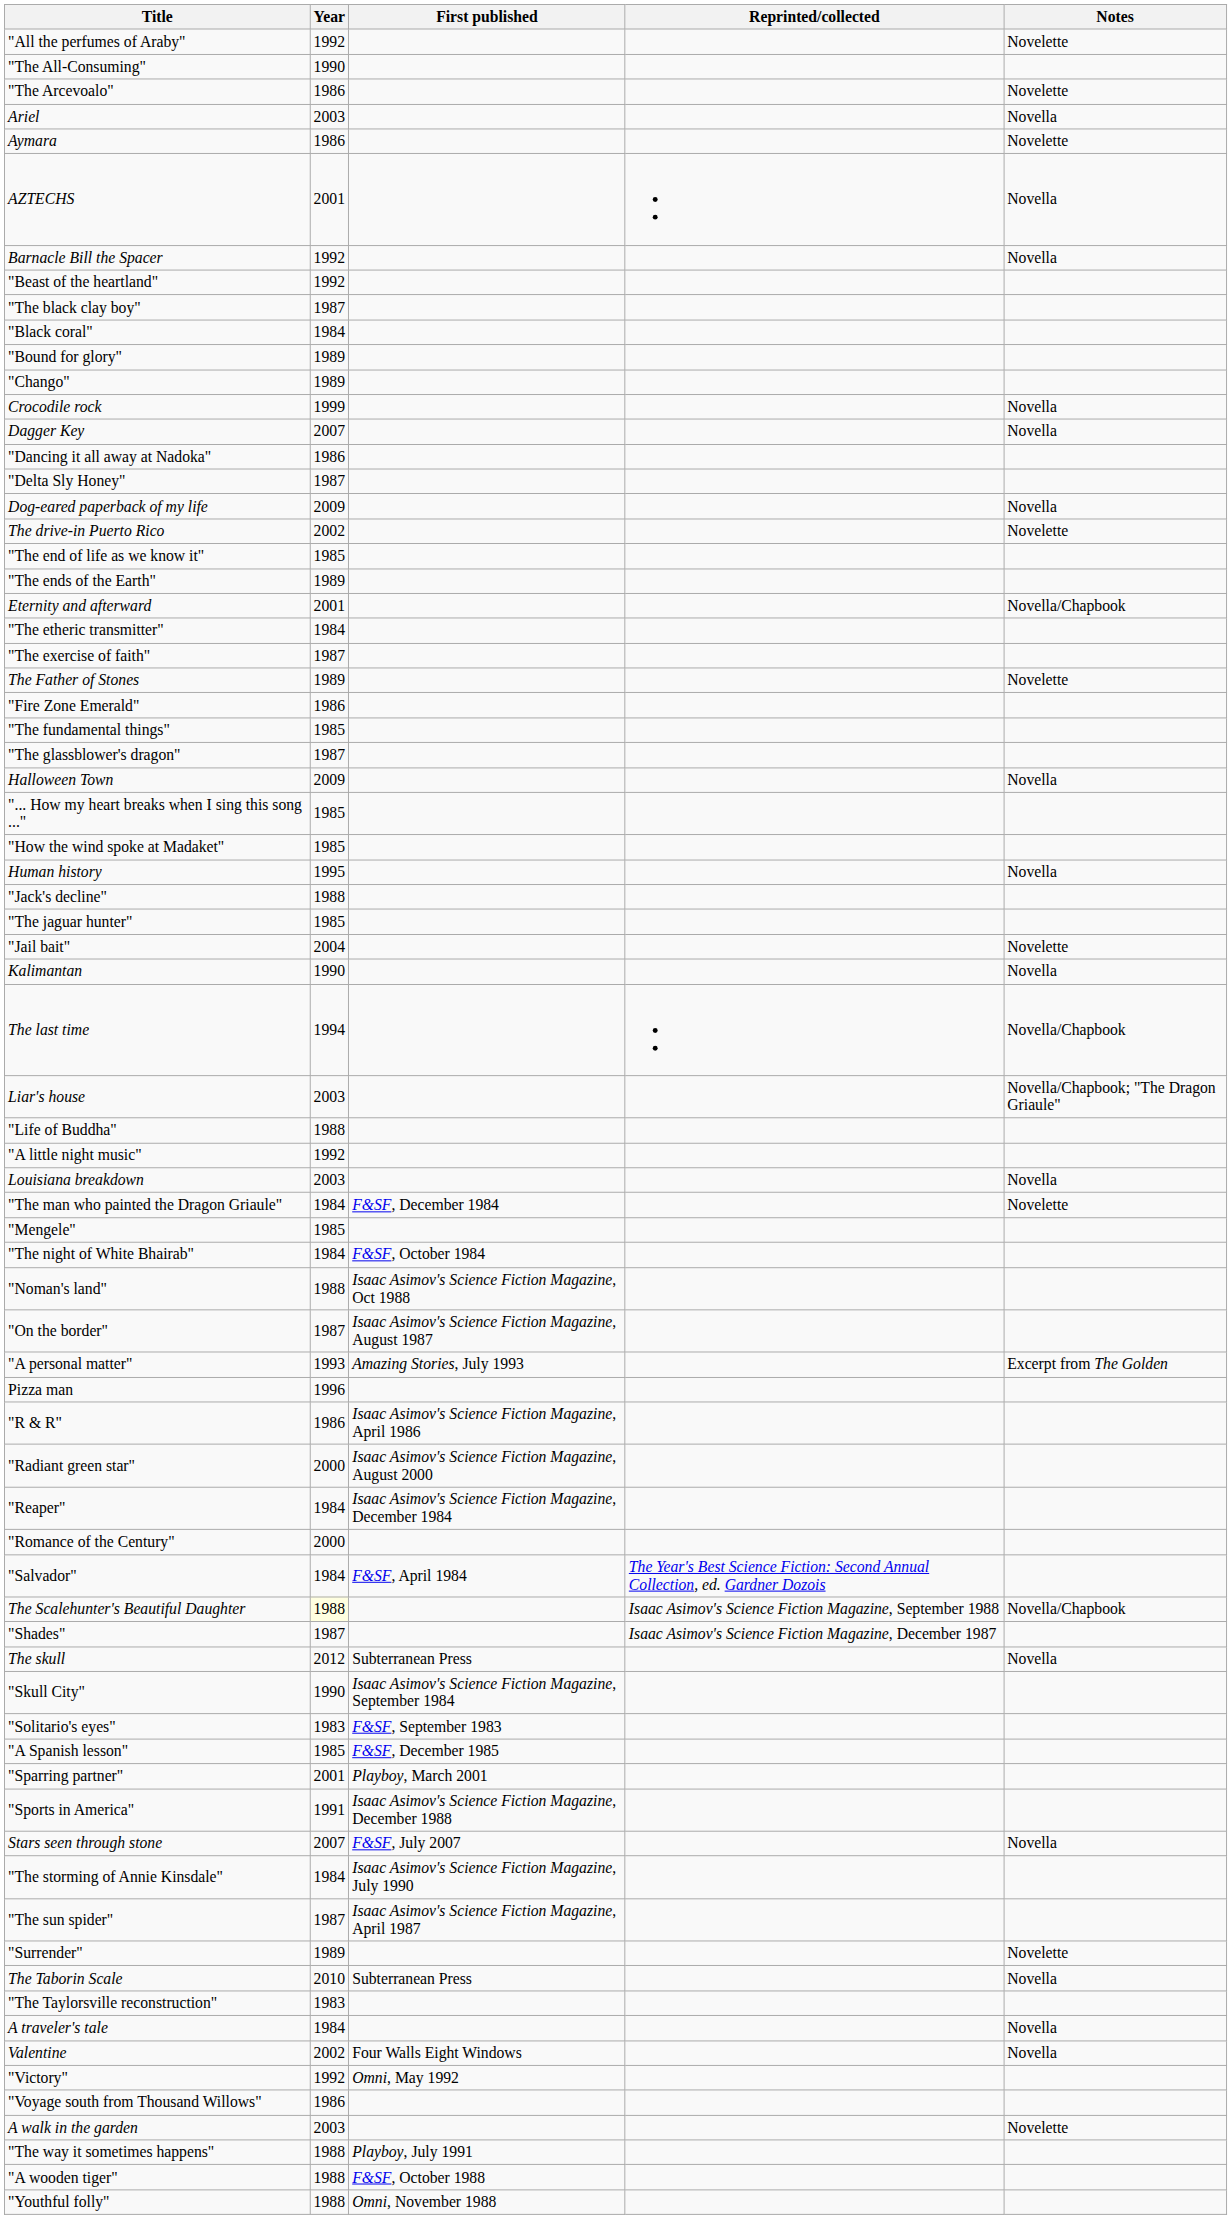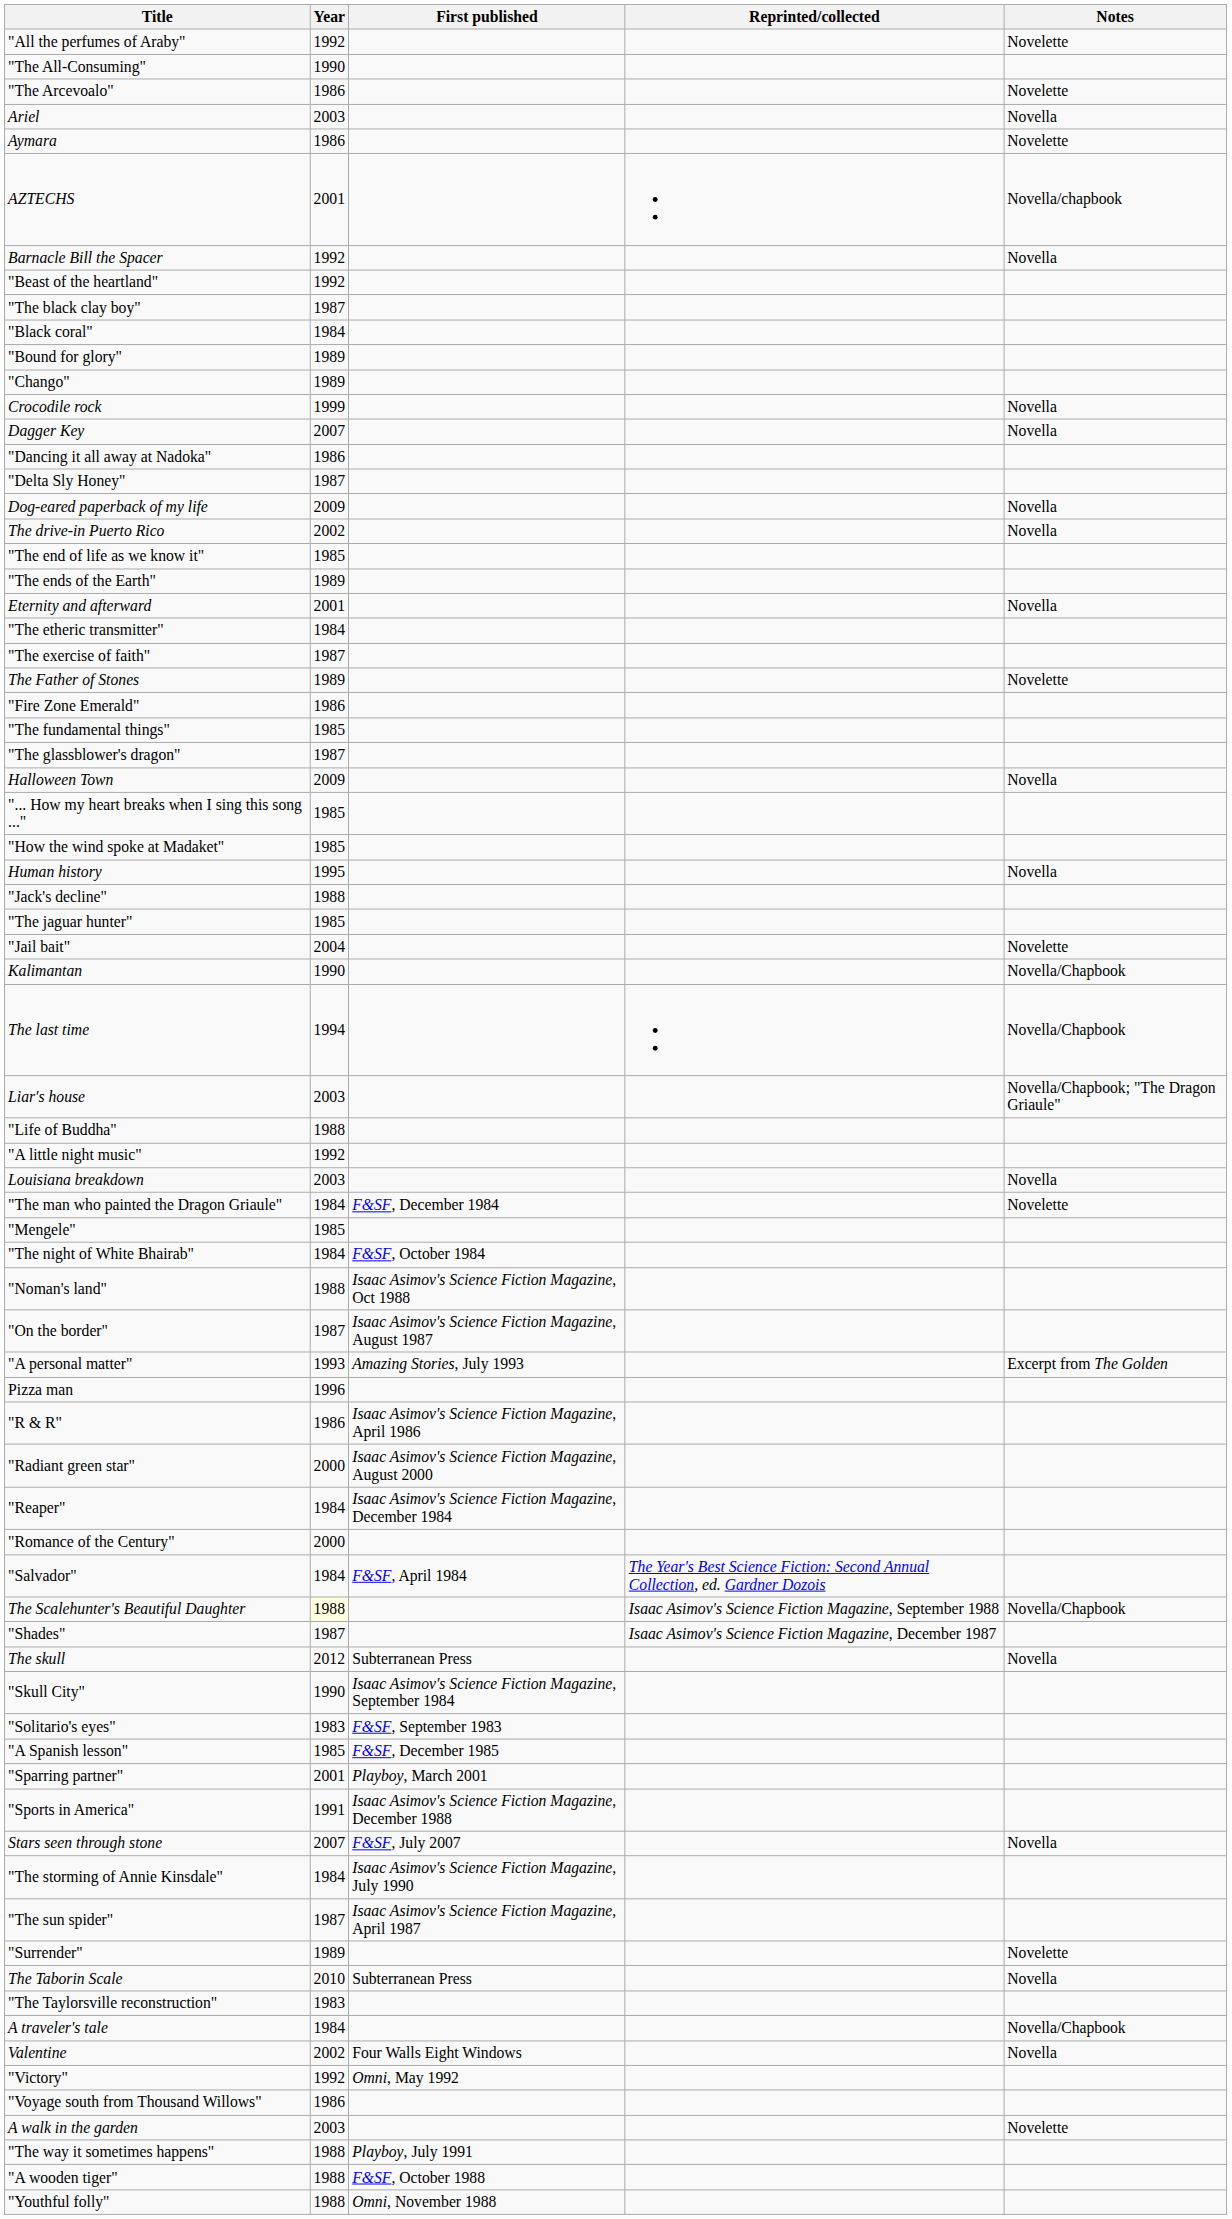(1032, 199) Novella -> (1065, 199) Novella/chapbook
(1038, 531) Novelette -> (1032, 531) Novella
(1066, 605) Novella/Chapbook -> (1032, 605) Novella
(1032, 971) Novella -> (1066, 971) Novella/Chapbook
(1032, 2028) Novella -> (1066, 2028) Novella/Chapbook
